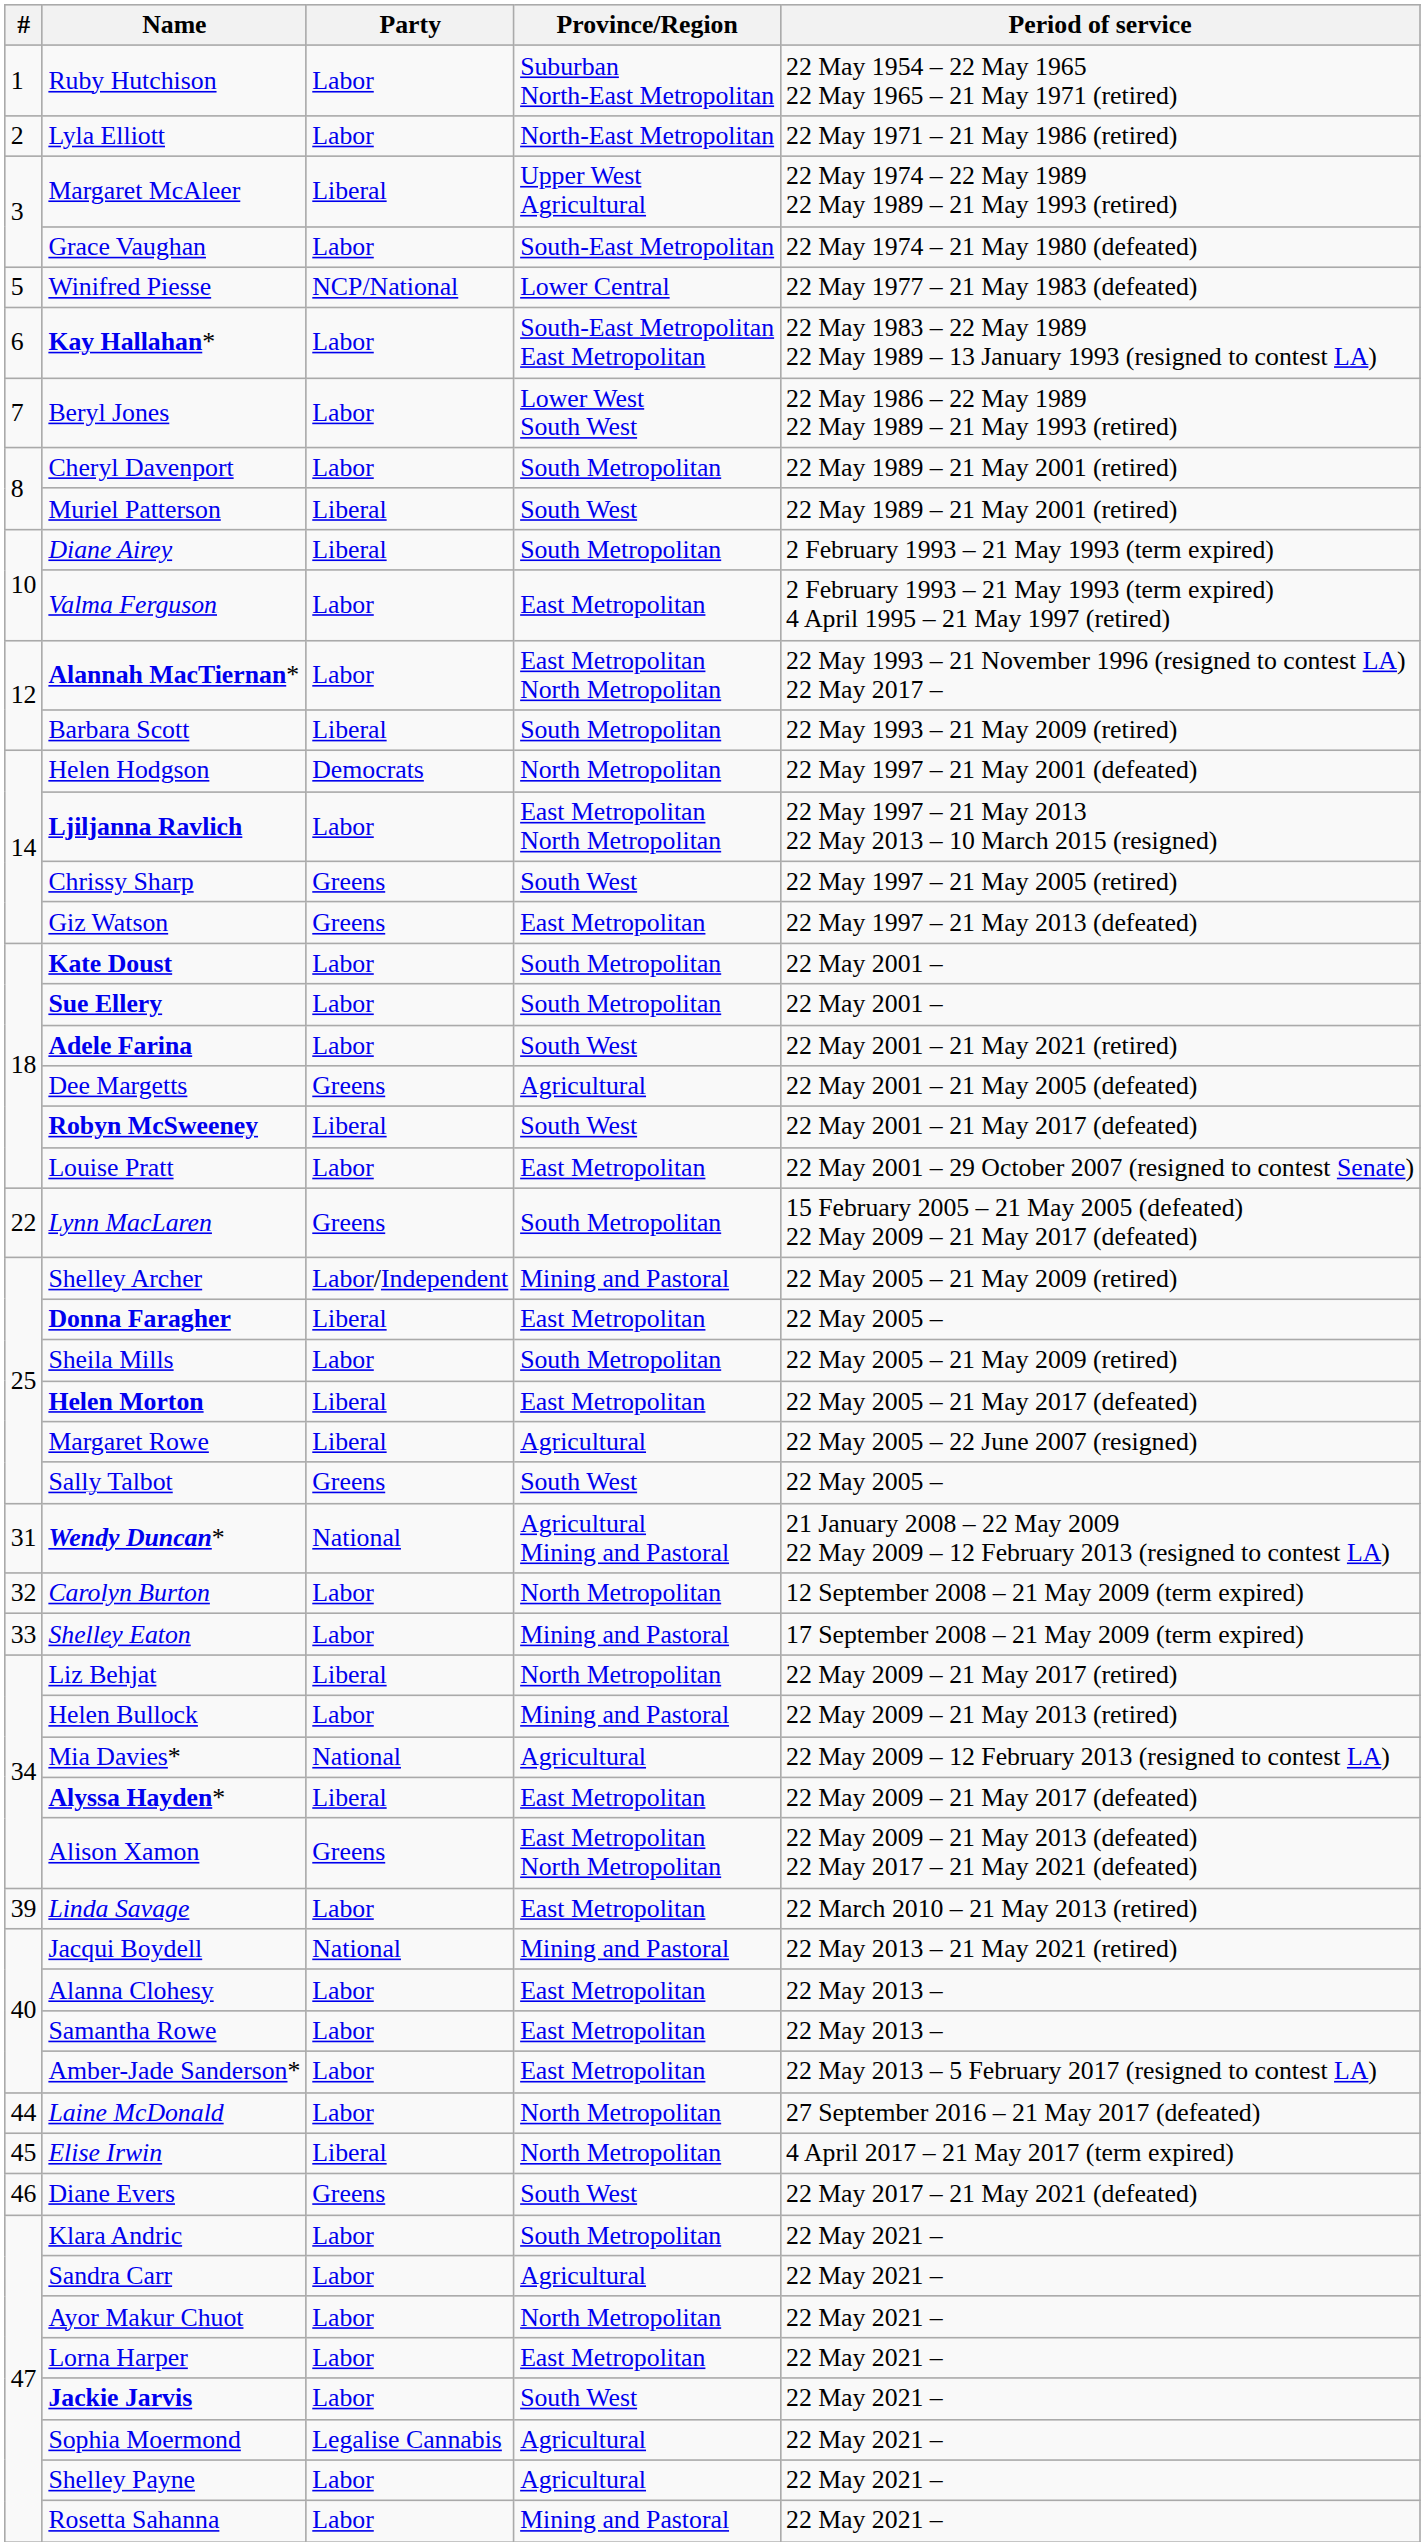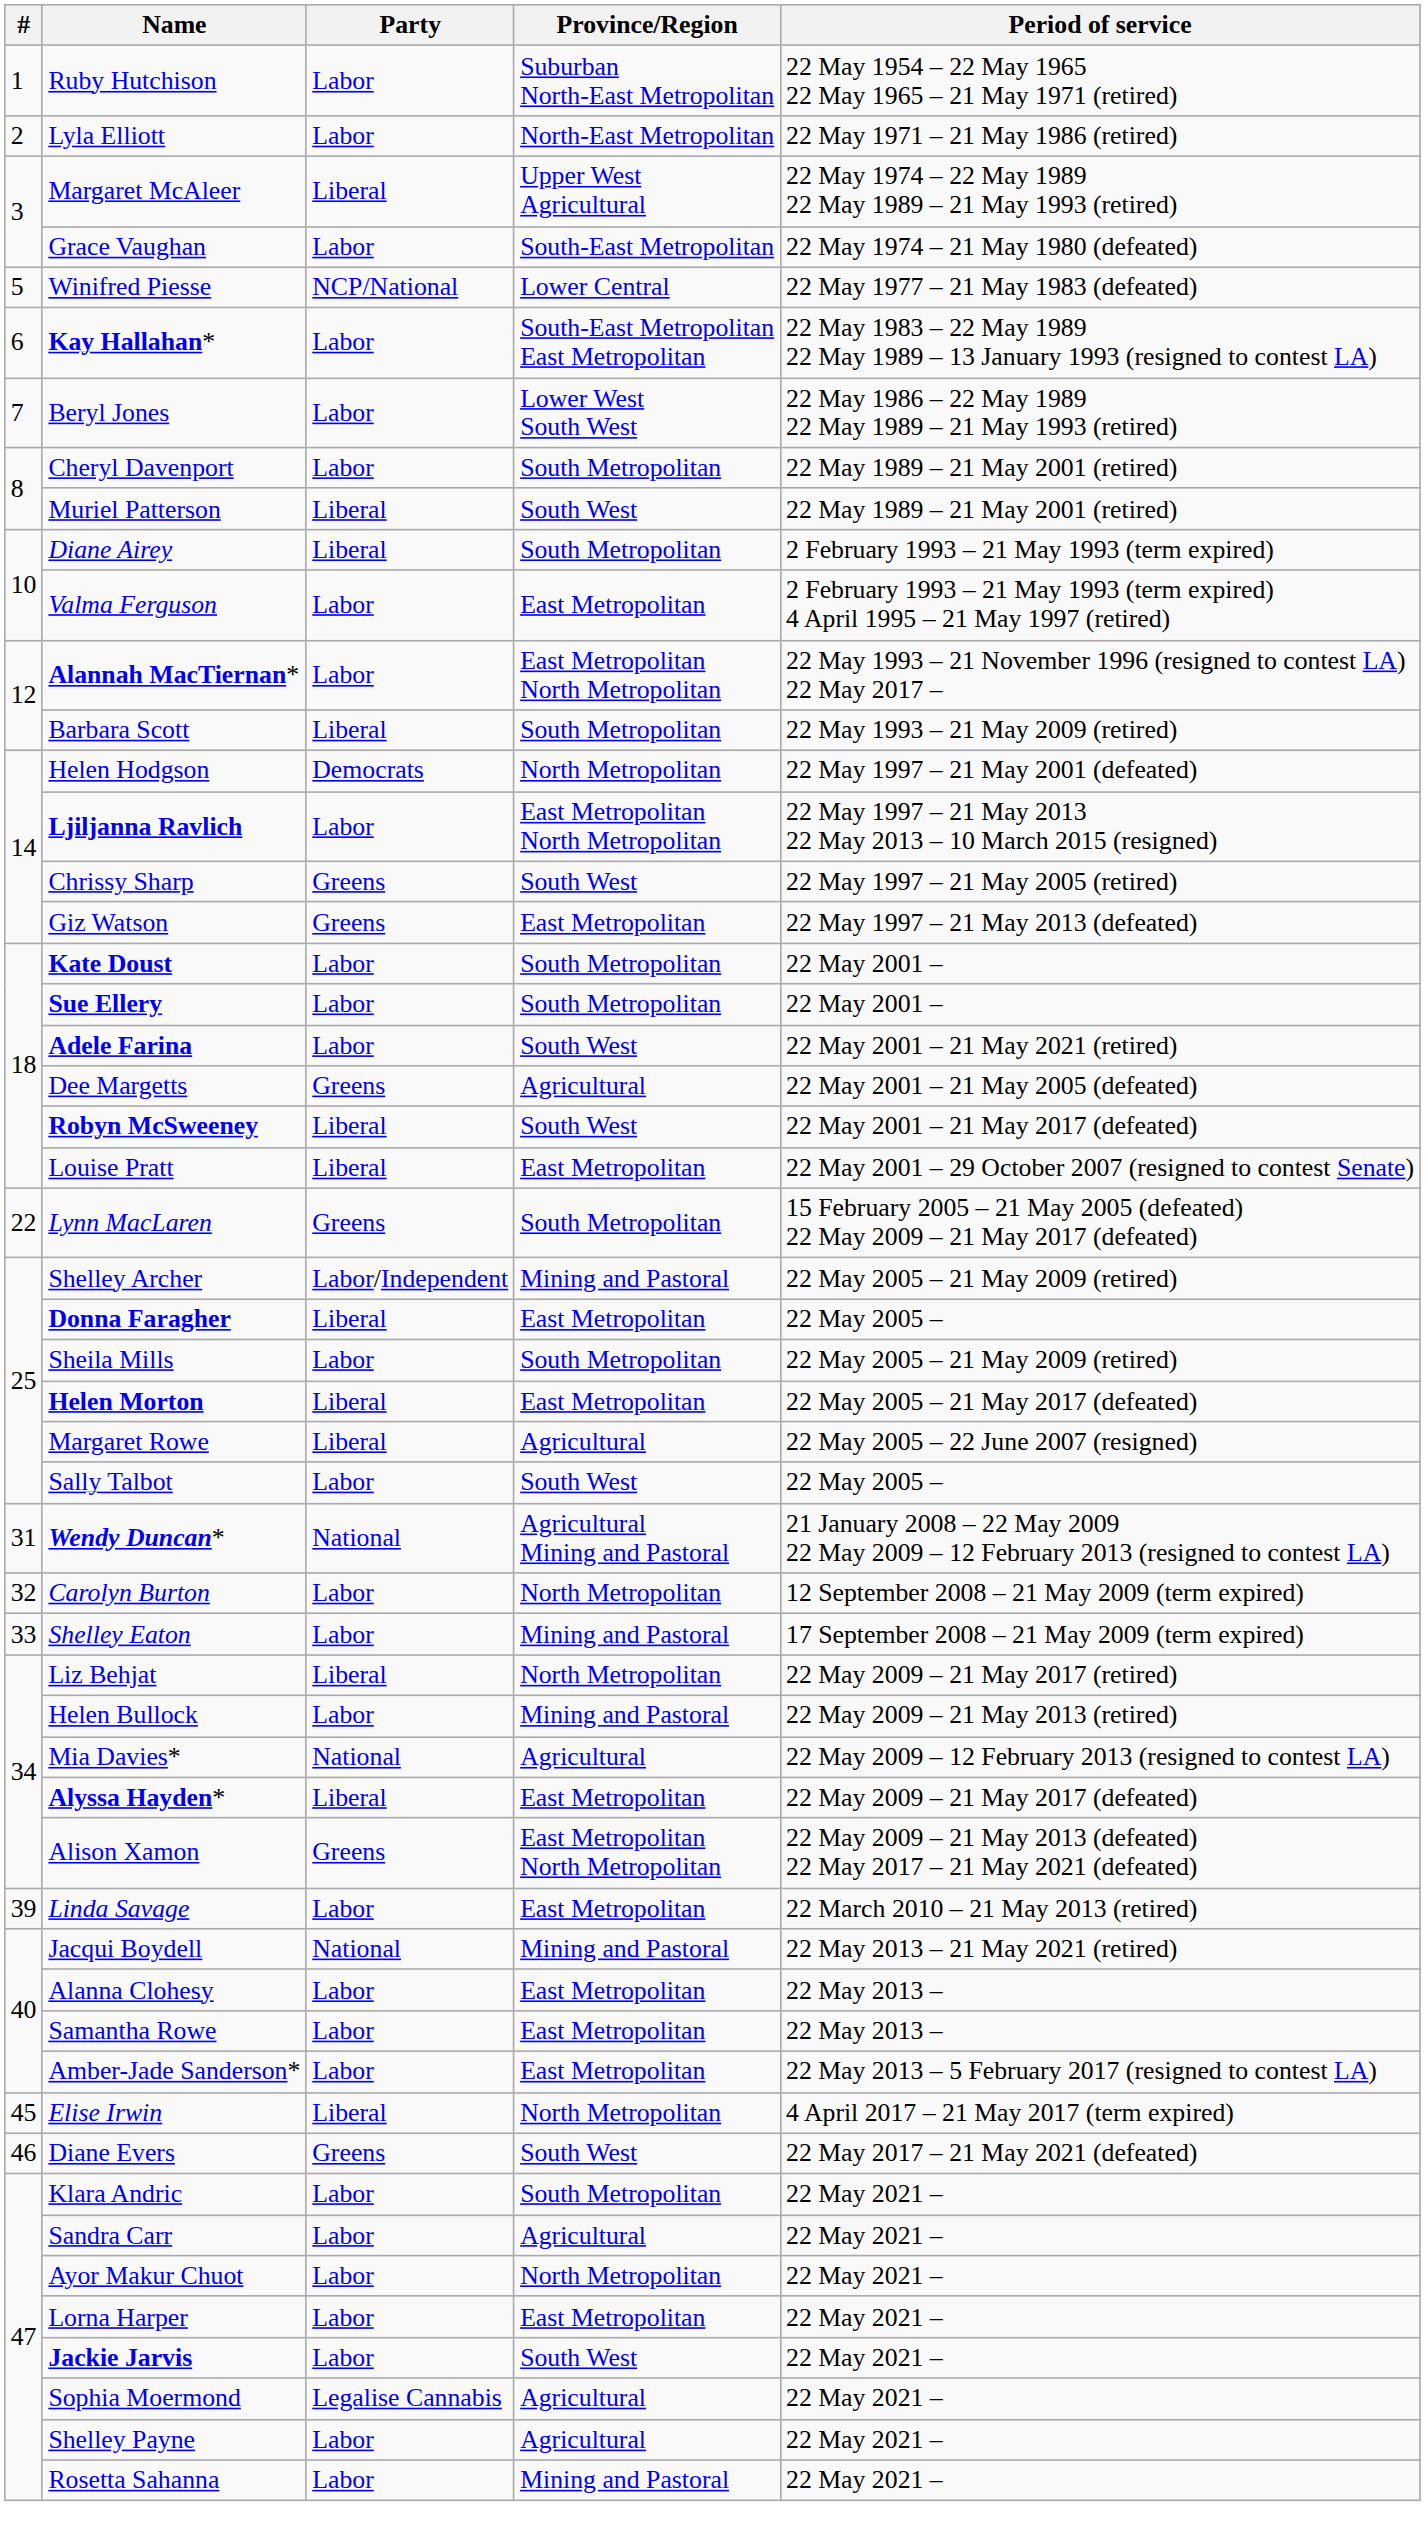(343, 1167) Labor -> (349, 1167) Liberal
(349, 1482) Greens -> (343, 1482) Labor
- row: (136, 2112)
